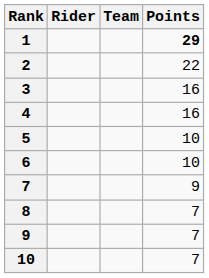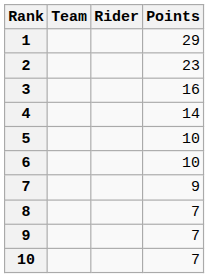columns swapped: (74, 17) <-> (121, 17)
(191, 41) bold -> (191, 41) normal
(191, 65) 22 -> (191, 65) 23
(191, 114) 16 -> (191, 114) 14
